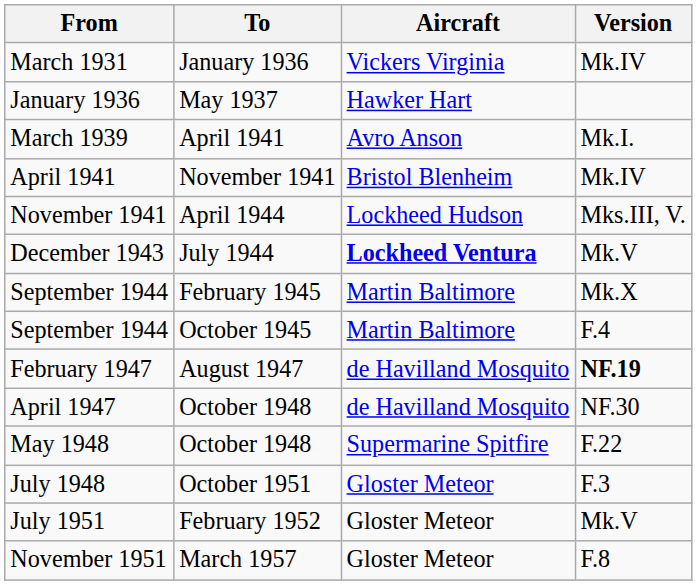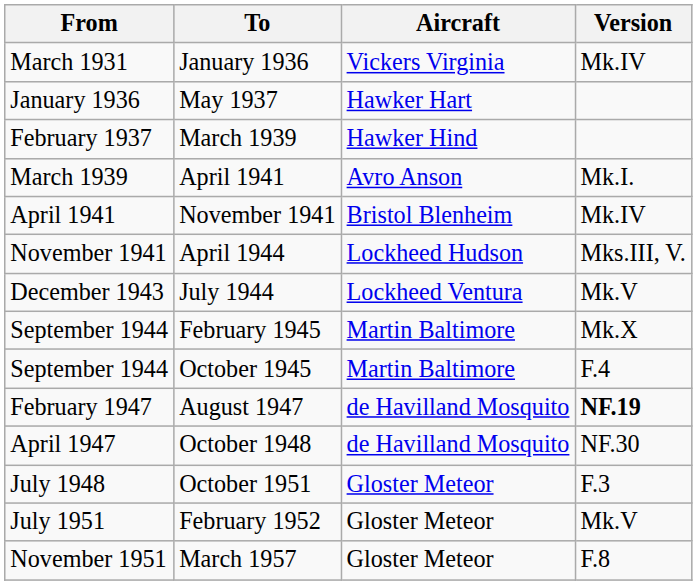+ row: (81, 138)
(442, 253) bold -> (435, 291) normal
- row: (60, 445)
